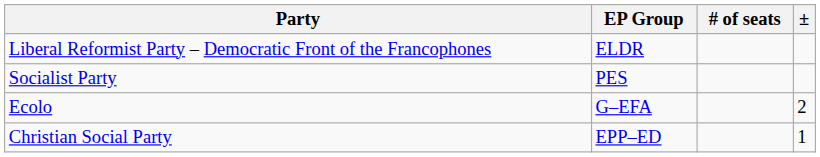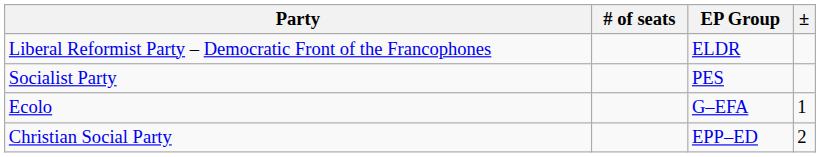columns swapped: (644, 19) <-> (745, 19)
(802, 107) 2 -> (802, 107) 1
(802, 136) 1 -> (802, 136) 2
